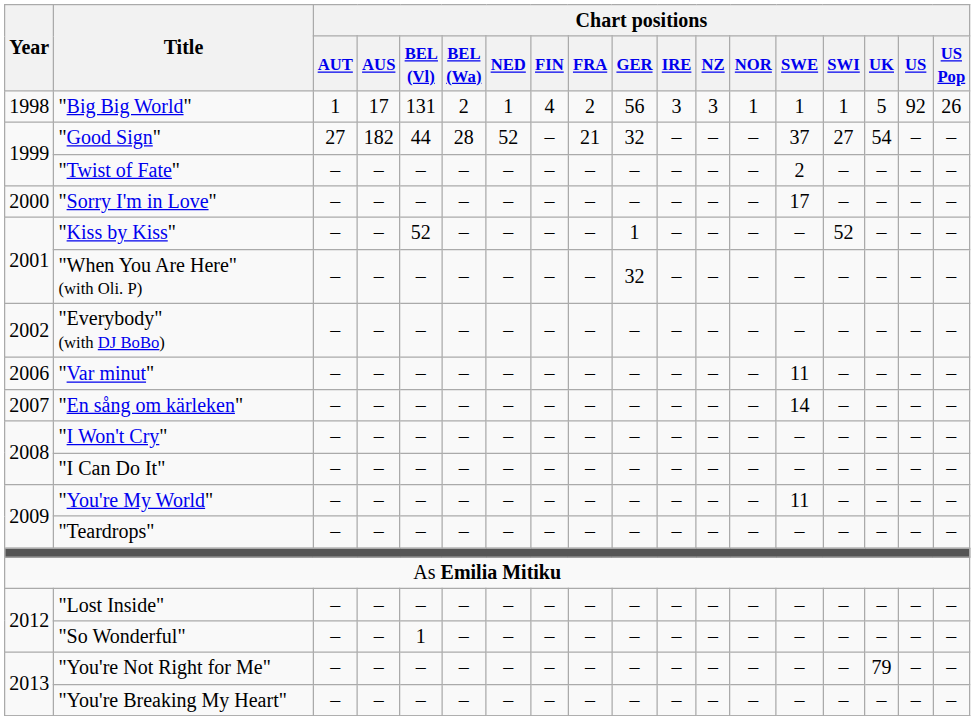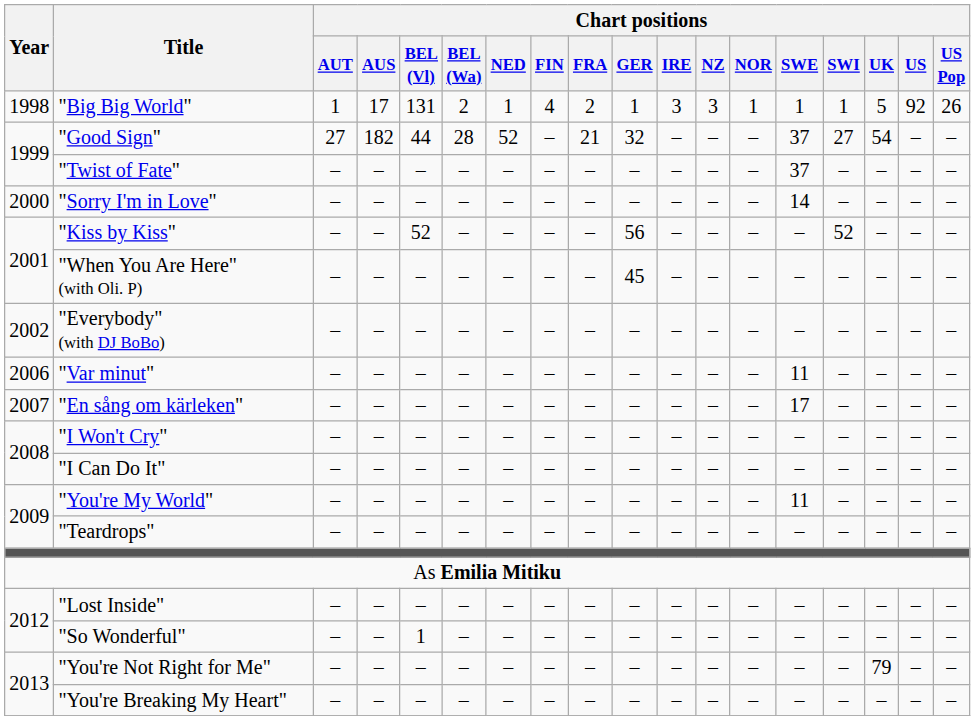(634, 106) 56 -> (634, 106) 1
(800, 169) 2 -> (800, 169) 37
(800, 201) 17 -> (800, 201) 14
(634, 233) 1 -> (634, 233) 56
(634, 276) 32 -> (634, 276) 45
(800, 405) 14 -> (800, 405) 17
